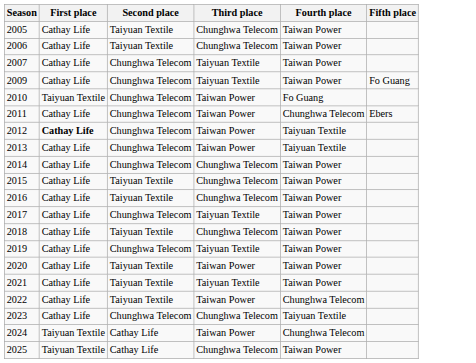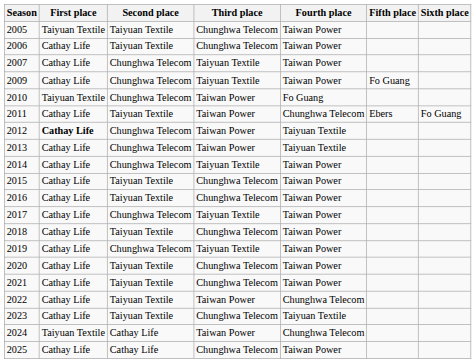+ column: (445, 13)
(66, 30) Cathay Life -> (73, 30) Taiyuan Textile
(151, 114) Chunghwa Telecom -> (141, 114) Taiyuan Textile
(237, 165) Chunghwa Telecom -> (228, 165) Taiyuan Textile
(226, 266) Taiwan Power -> (237, 266) Chunghwa Telecom
(228, 283) Taiyuan Textile -> (237, 283) Chunghwa Telecom
(151, 316) Chunghwa Telecom -> (141, 316) Taiyuan Textile
(73, 350) Taiyuan Textile -> (66, 350) Cathay Life
